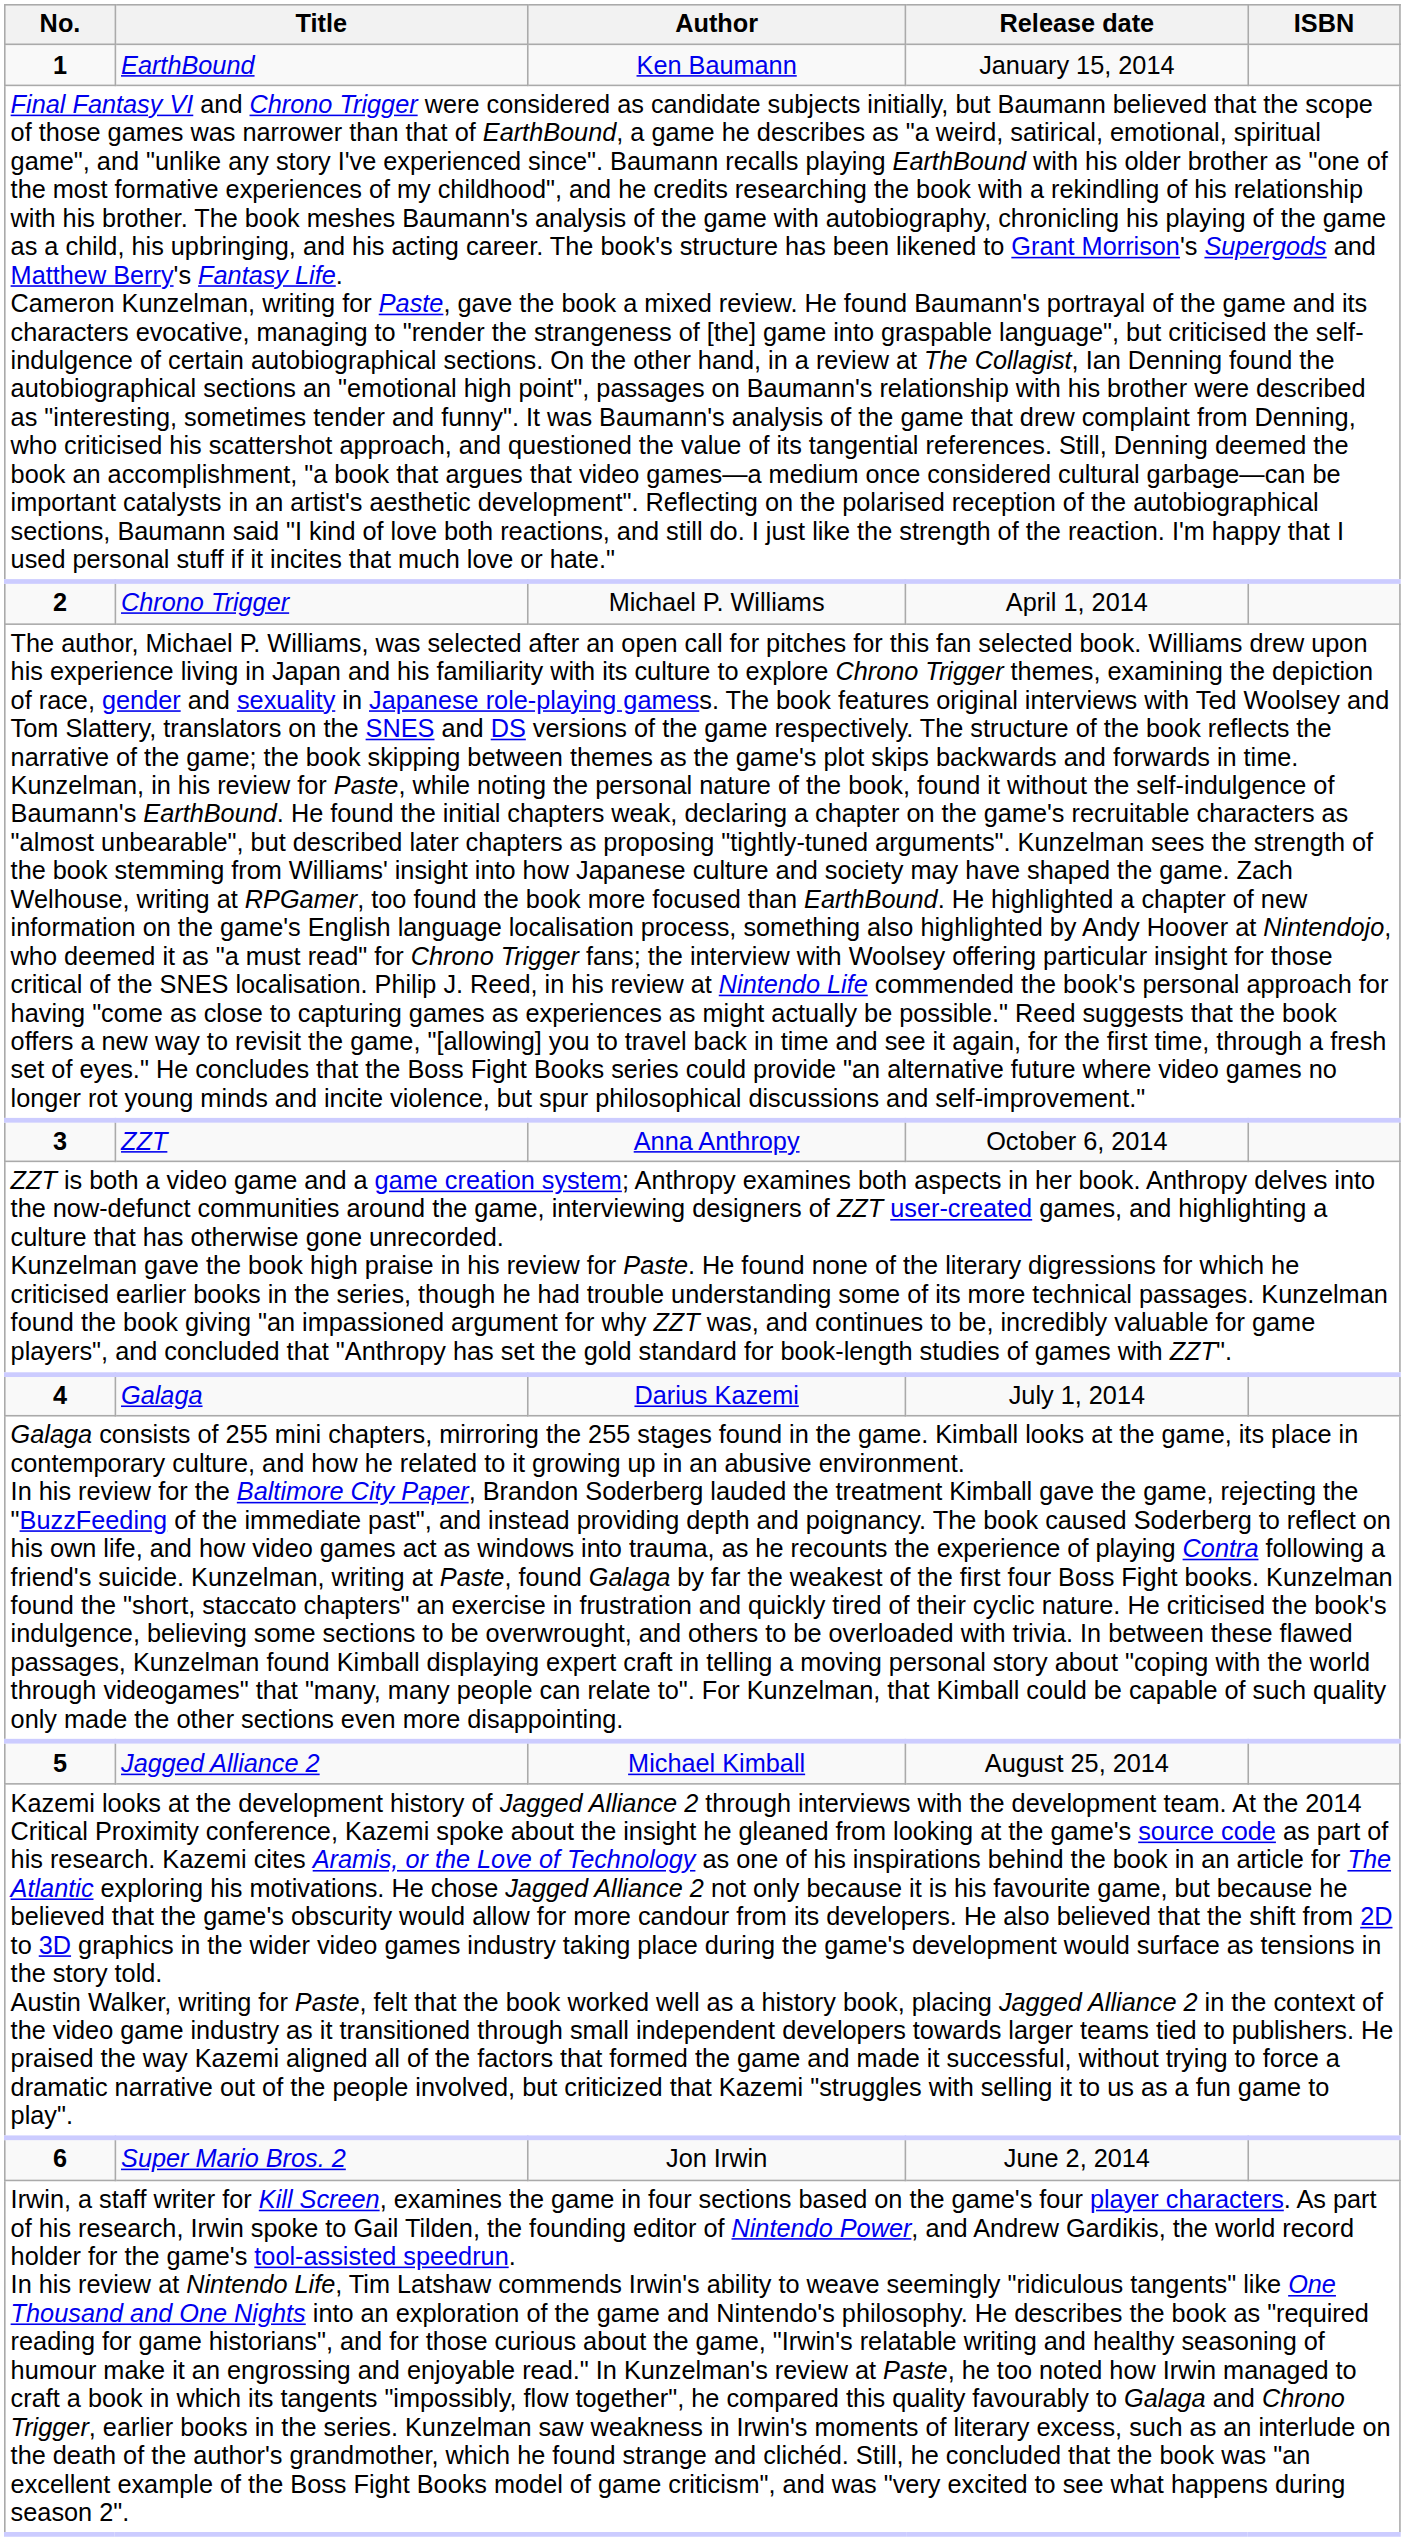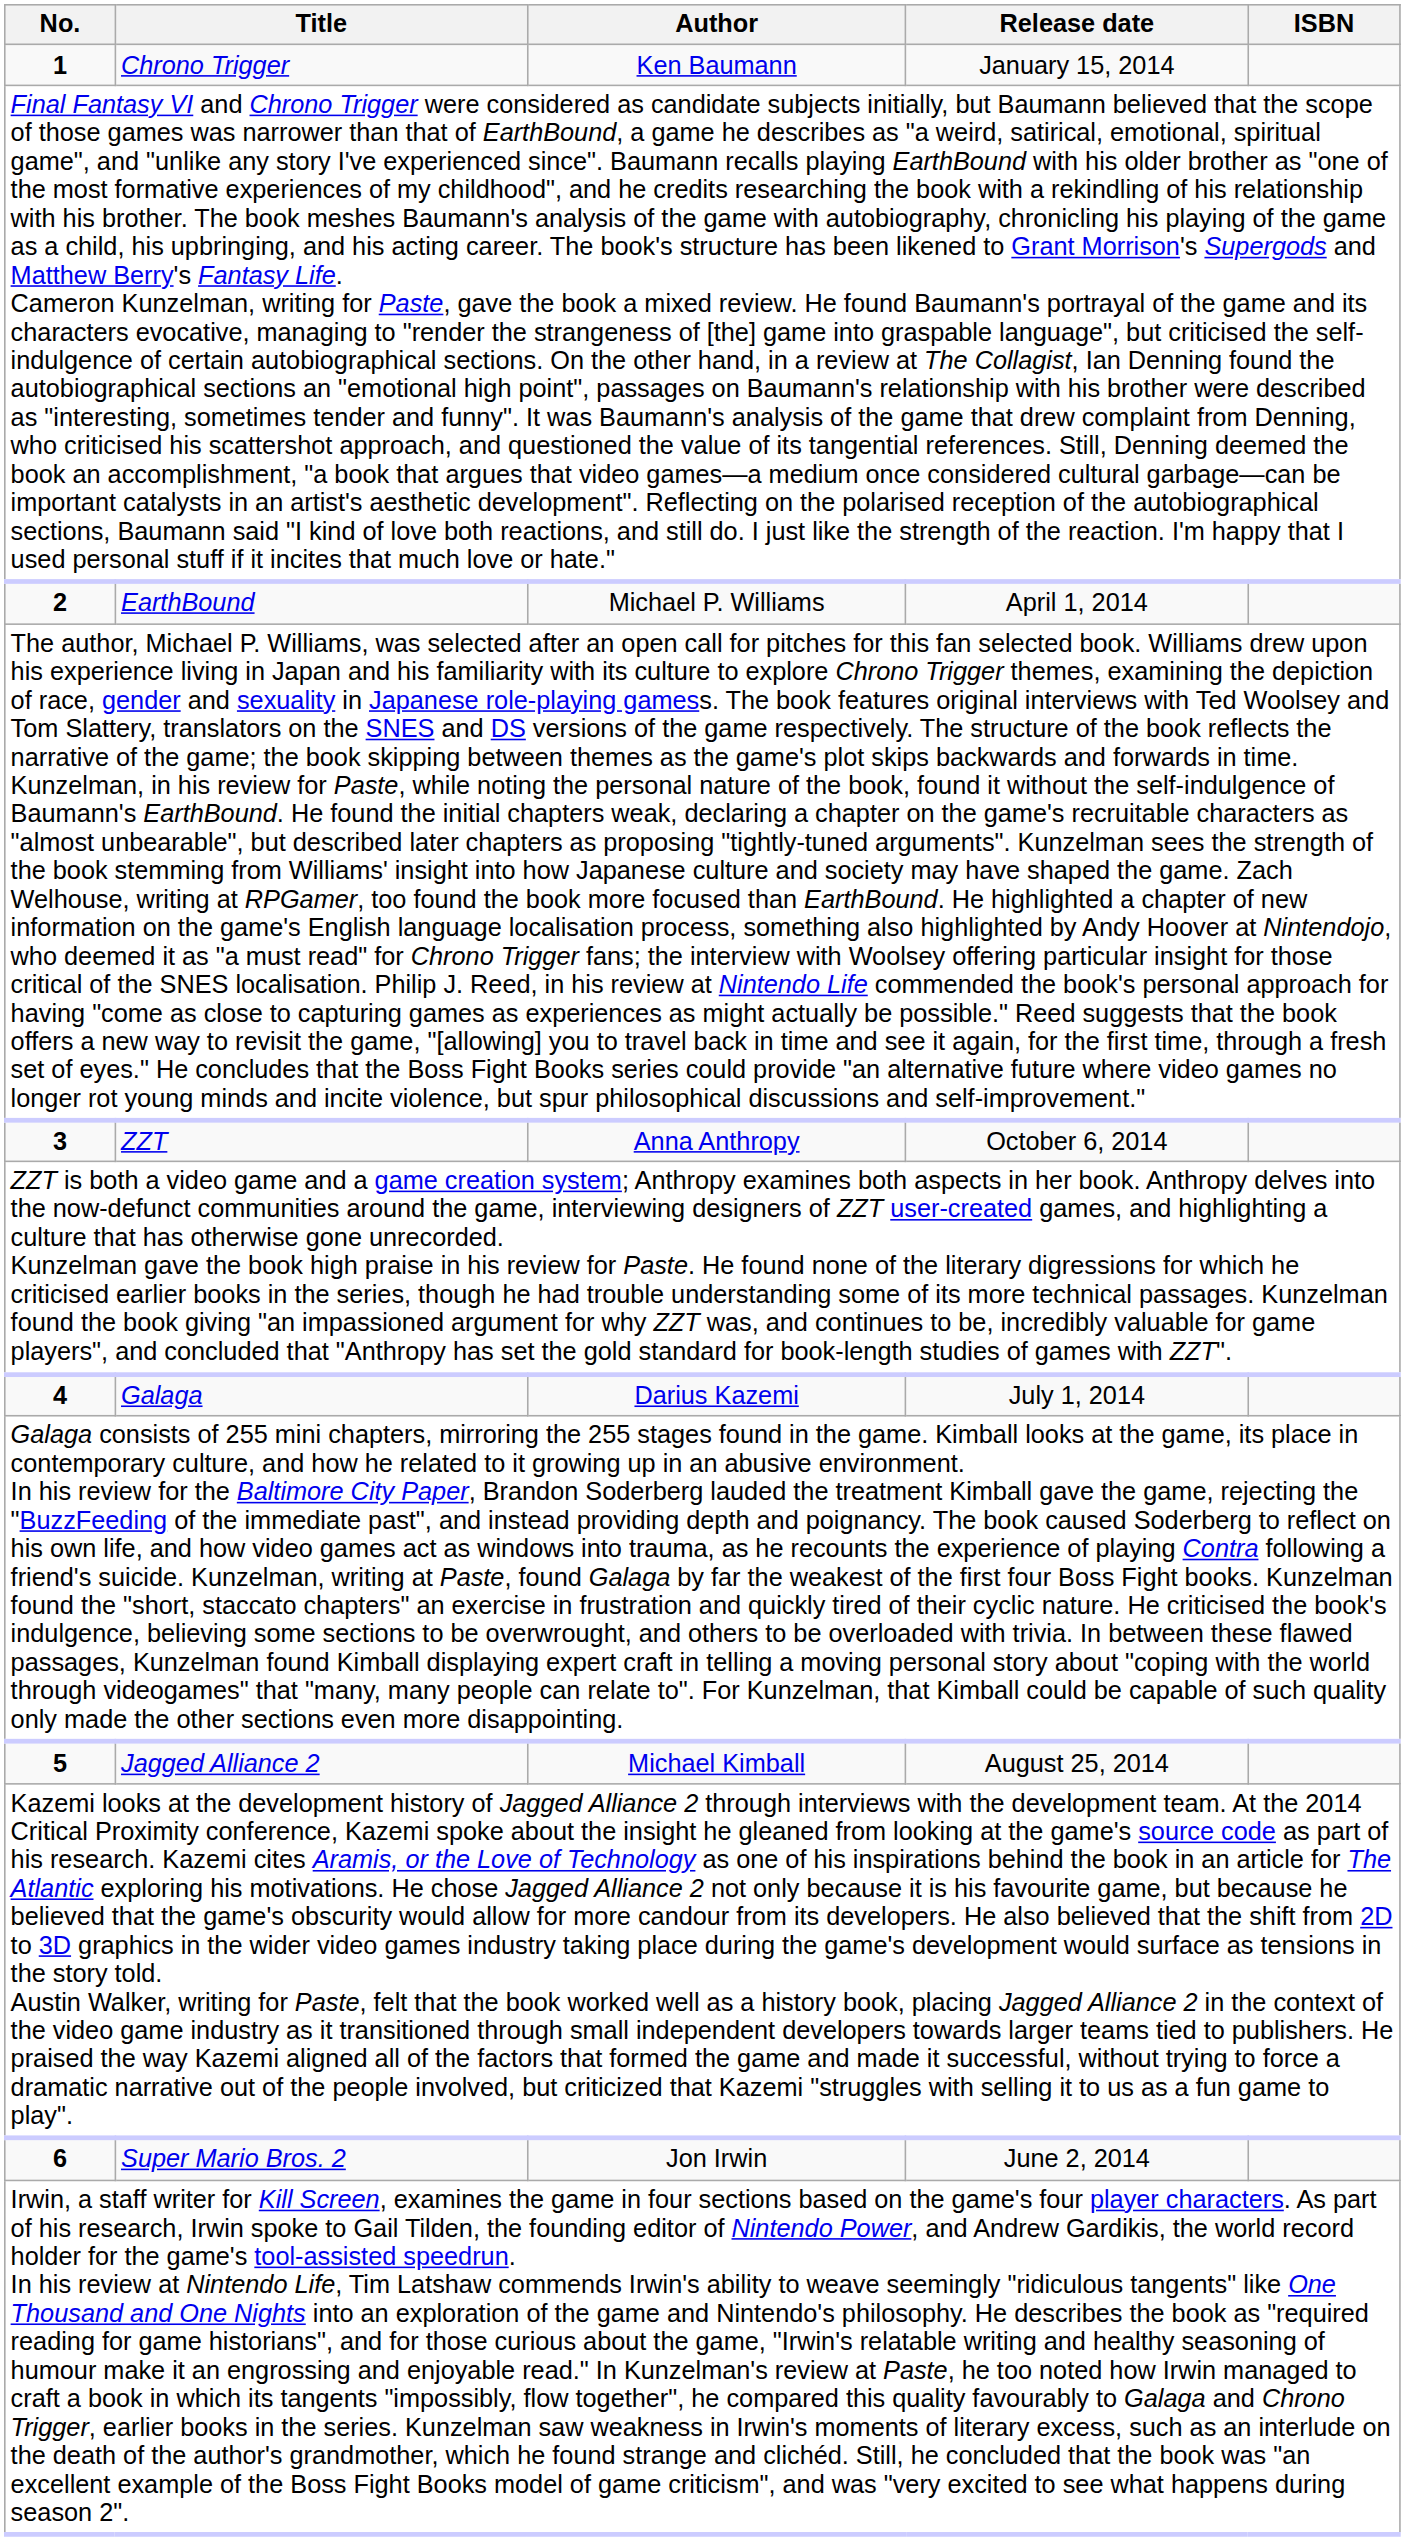(188, 64) EarthBound -> (205, 64) Chrono Trigger
(205, 603) Chrono Trigger -> (188, 603) EarthBound
